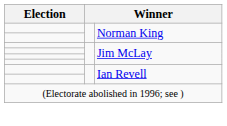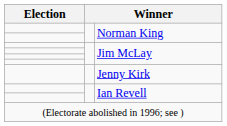+ row: (45, 74)
